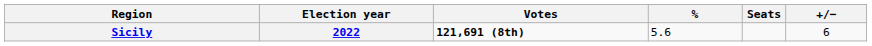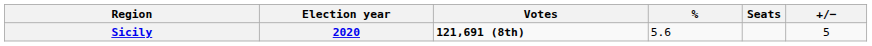(346, 32) 2022 -> (346, 32) 2020
(826, 32) 6 -> (826, 32) 5
